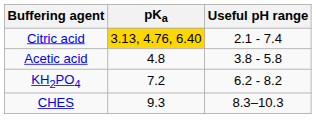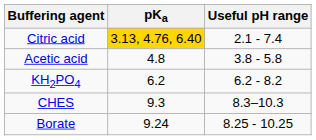(156, 81) 7.2 -> (156, 81) 6.2
+ row: (56, 124)
